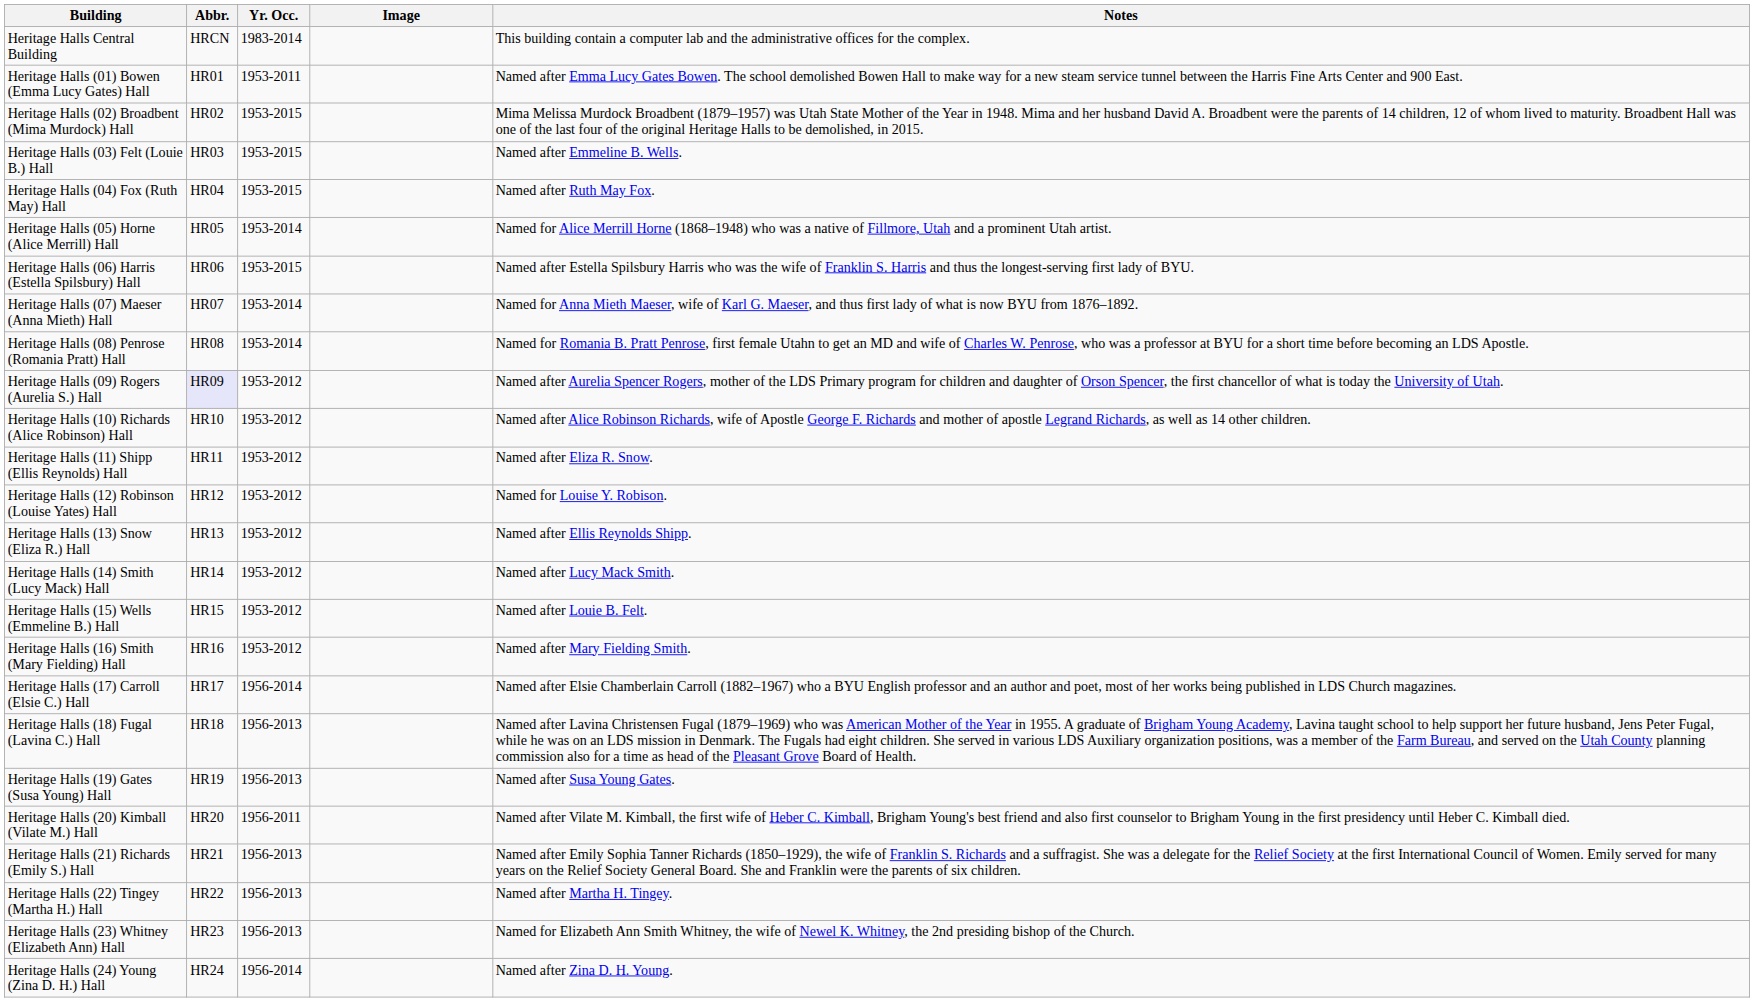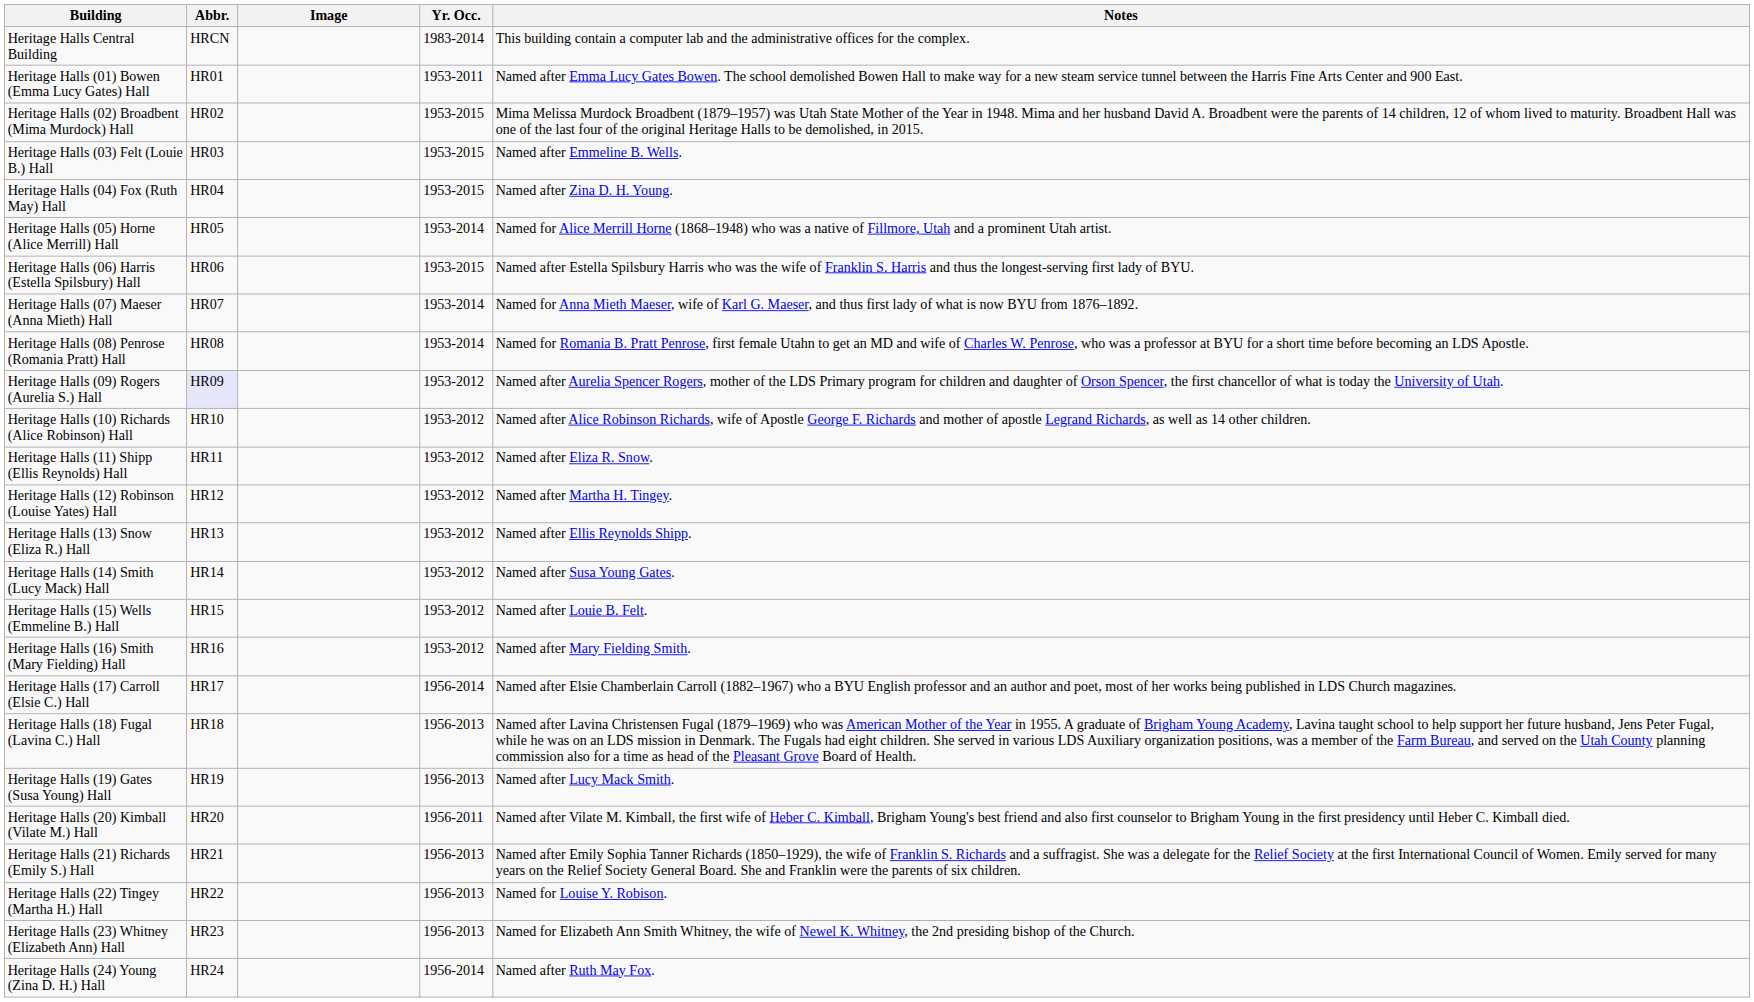columns swapped: (401, 15) <-> (274, 15)
(575, 190) Named after Ruth May Fox. -> (584, 190) Named after Zina D. H. Young.
(581, 496) Named for Louise Y. Robison. -> (584, 496) Named after Martha H. Tingey.
(585, 572) Named after Lucy Mack Smith. -> (585, 572) Named after Susa Young Gates.
(585, 779) Named after Susa Young Gates. -> (585, 779) Named after Lucy Mack Smith.
(584, 893) Named after Martha H. Tingey. -> (581, 893) Named for Louise Y. Robison.
(584, 969) Named after Zina D. H. Young. -> (575, 969) Named after Ruth May Fox.
